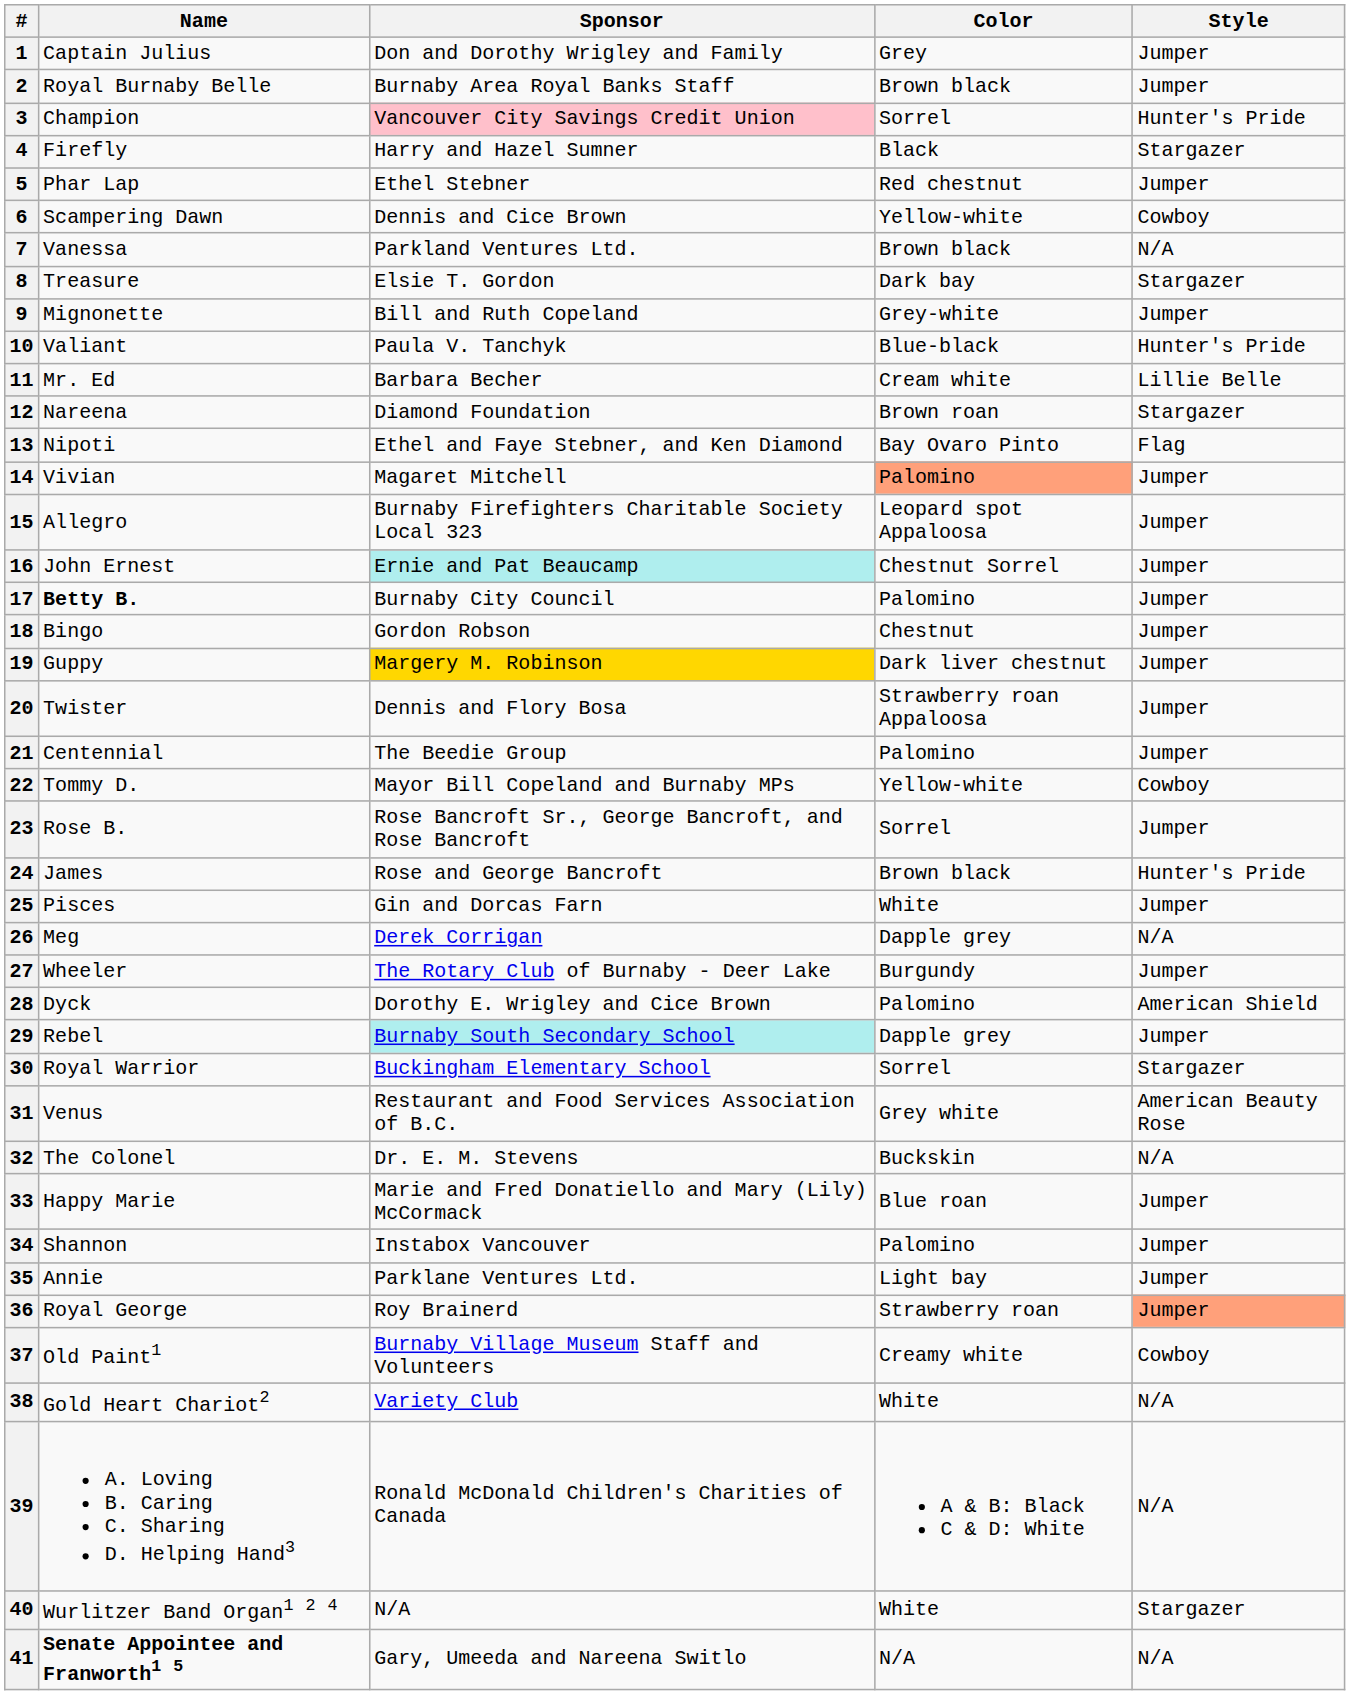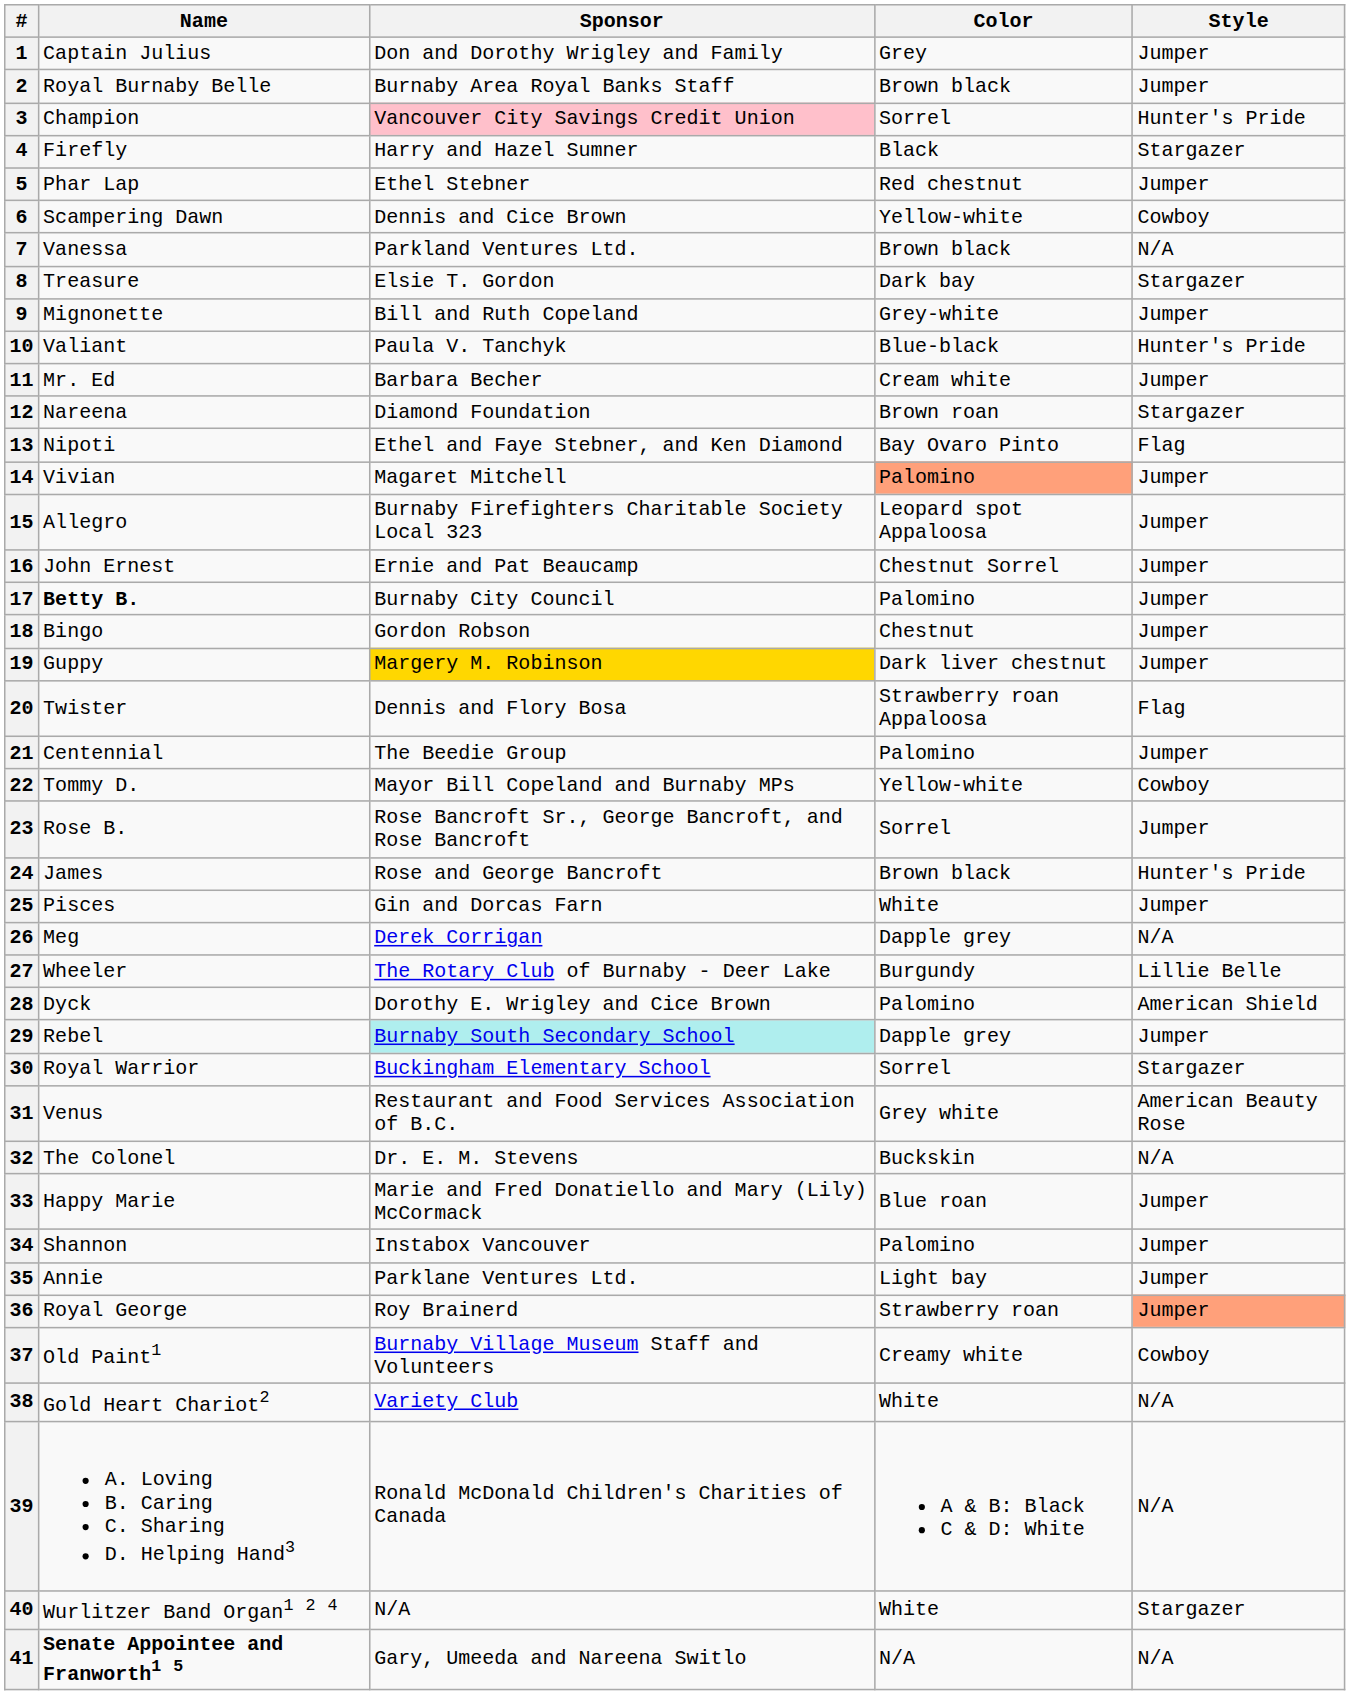(1210, 380) Lillie Belle -> (1174, 380) Jumper
(506, 566) paleturquoise background -> (506, 566) no background
(1174, 708) Jumper -> (1162, 708) Flag
(1174, 971) Jumper -> (1210, 971) Lillie Belle
